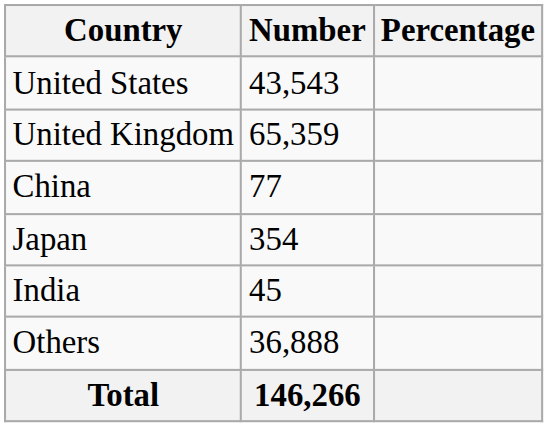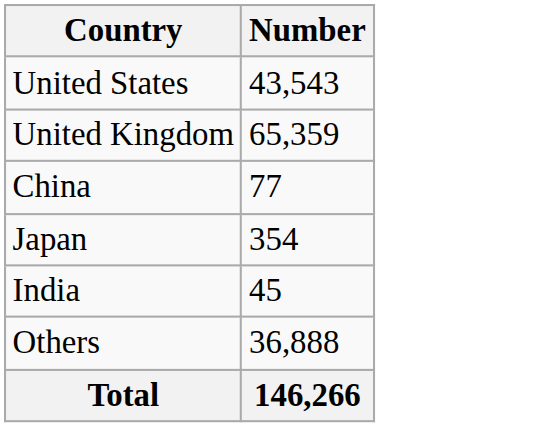- column: (458, 30)
